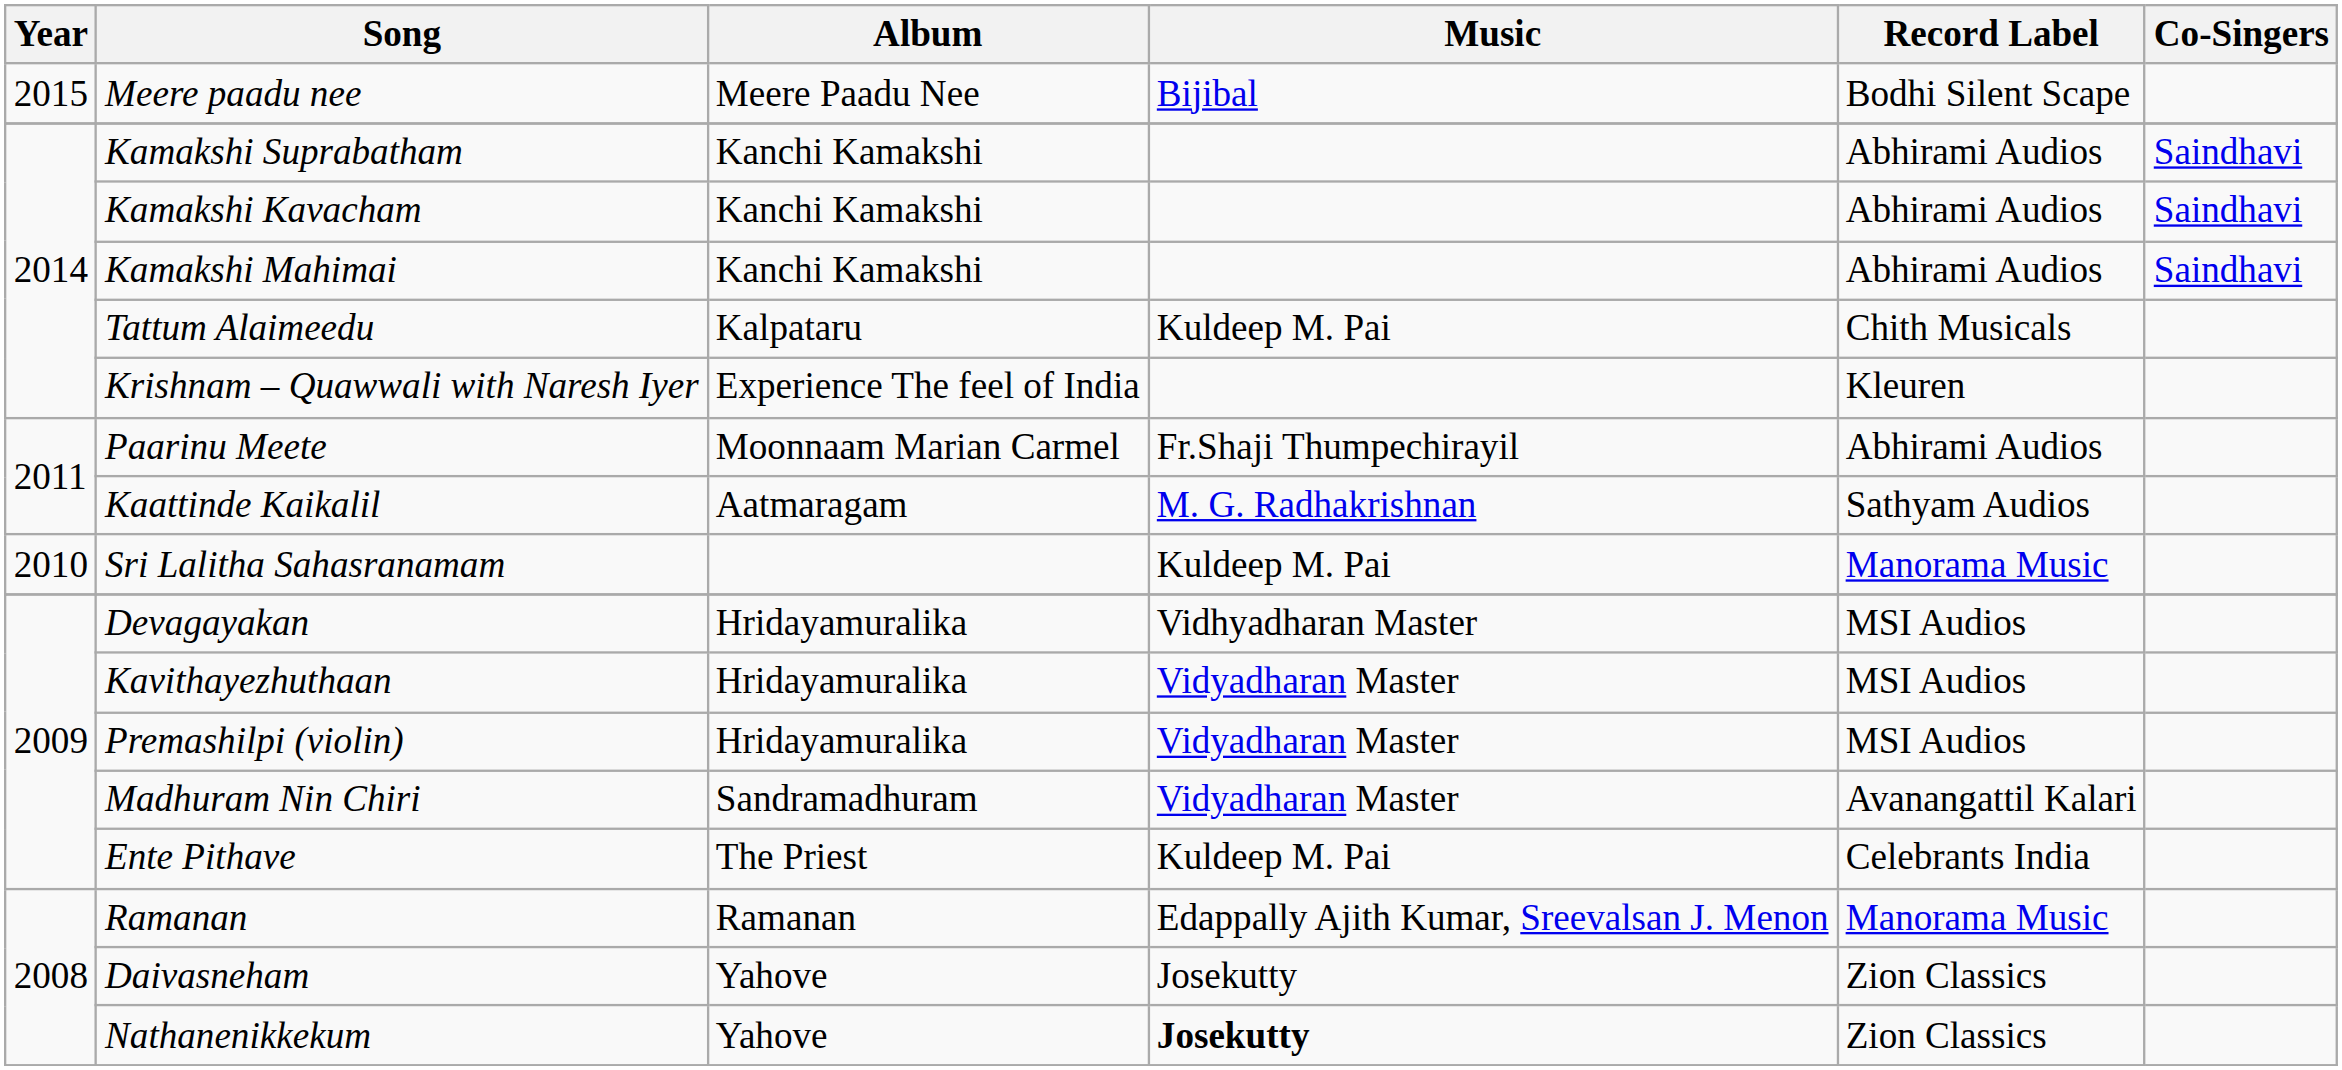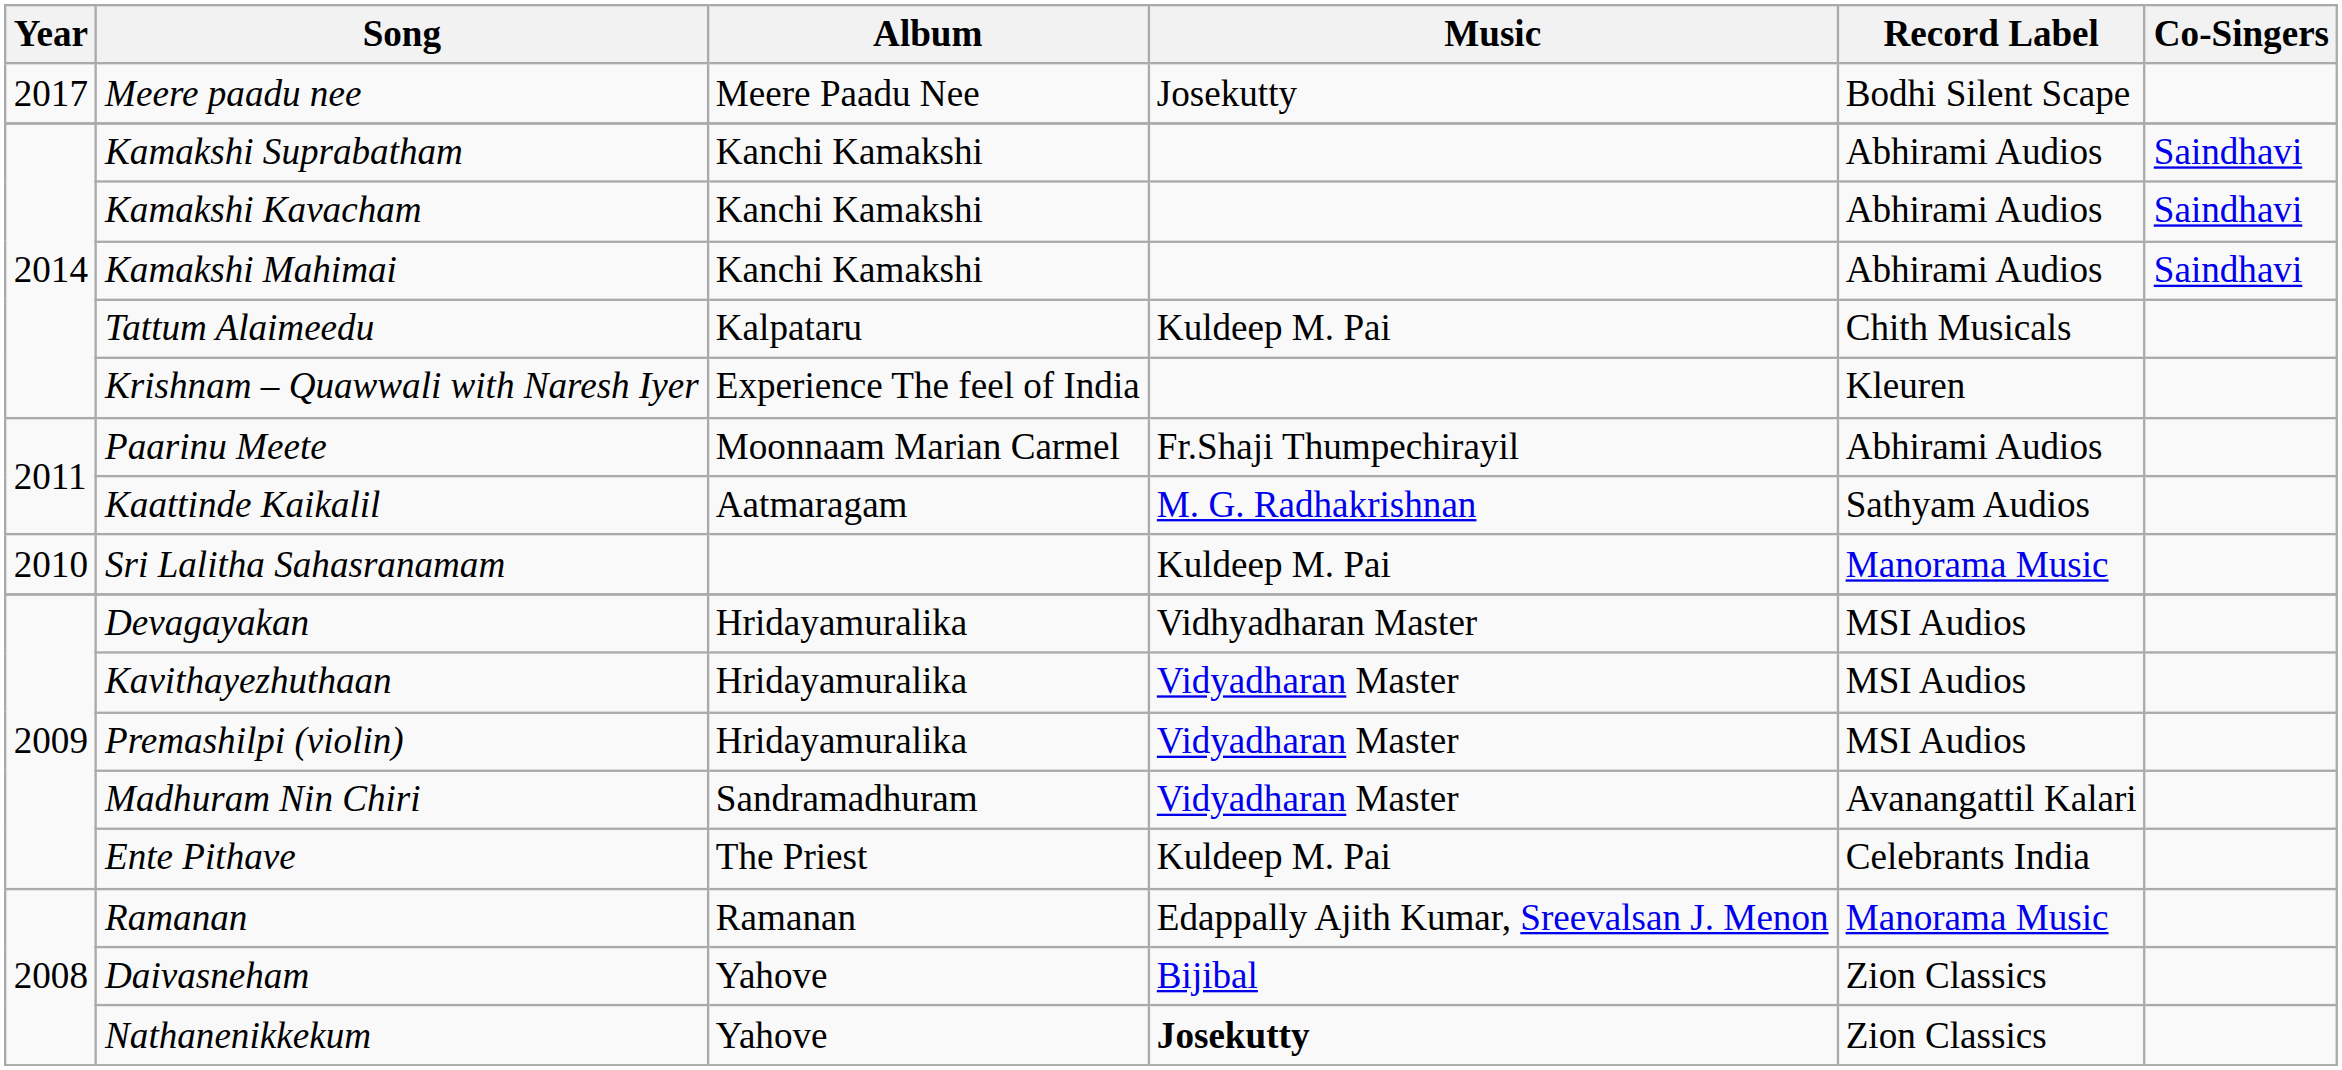(51, 92) 2015 -> (51, 92) 2017
(1207, 92) Bijibal -> (1227, 92) Josekutty
(1227, 975) Josekutty -> (1207, 975) Bijibal
